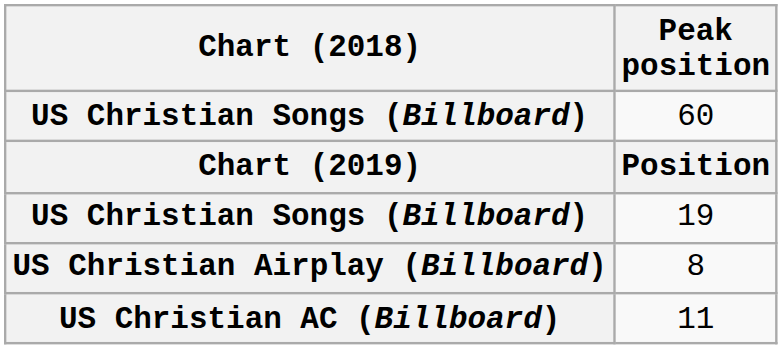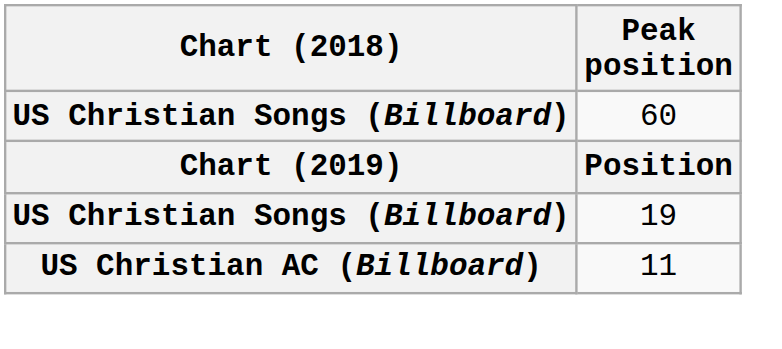- row: (696, 268)
